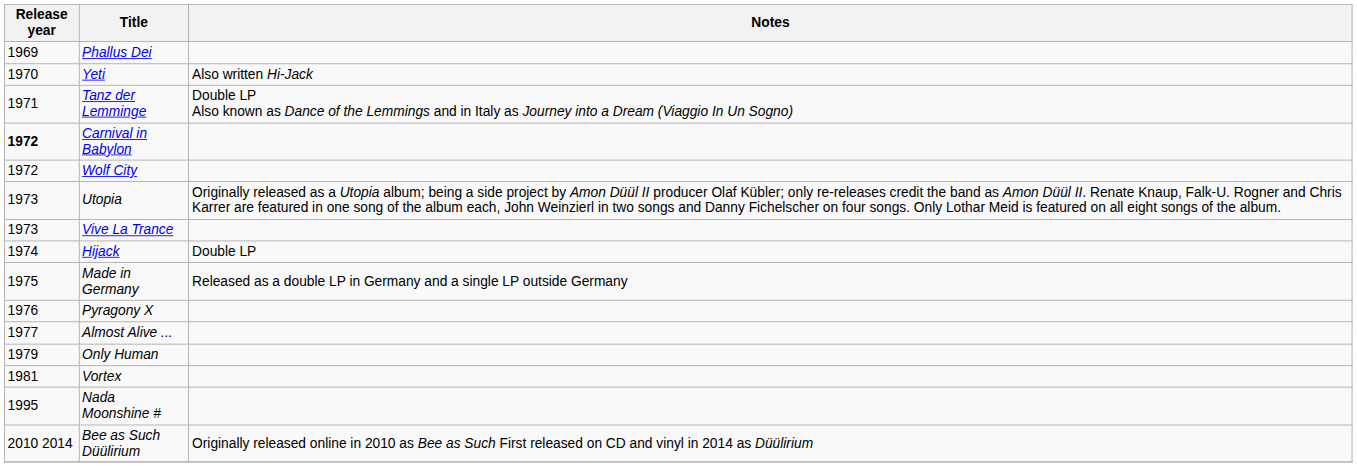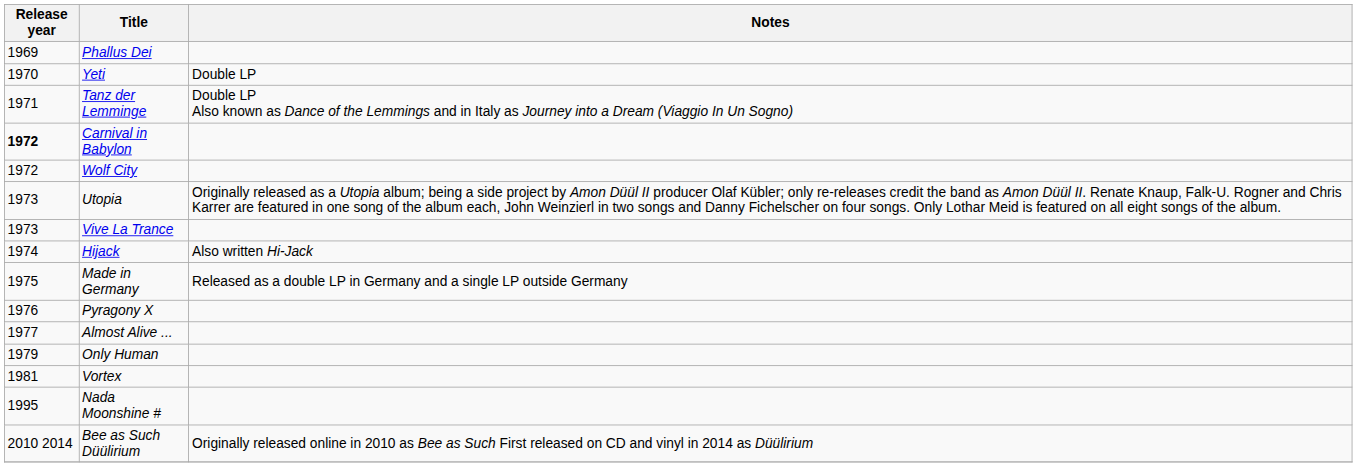(252, 74) Also written Hi-Jack -> (224, 74) Double LP
(224, 251) Double LP -> (252, 251) Also written Hi-Jack
